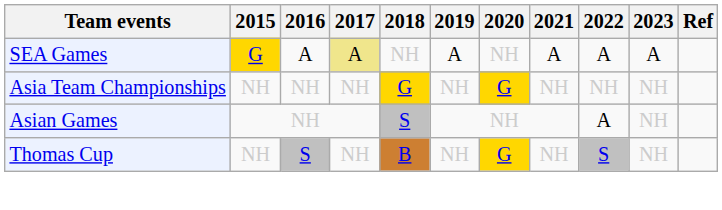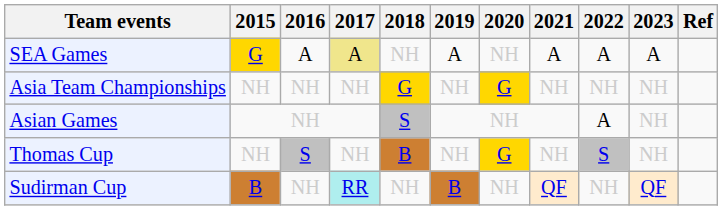+ row: (68, 187)
